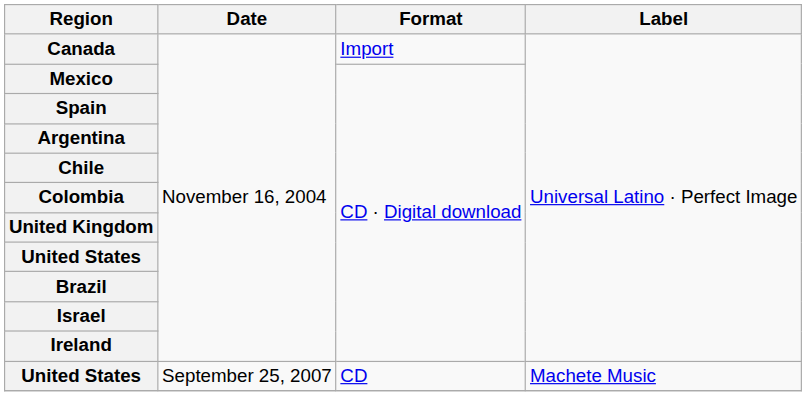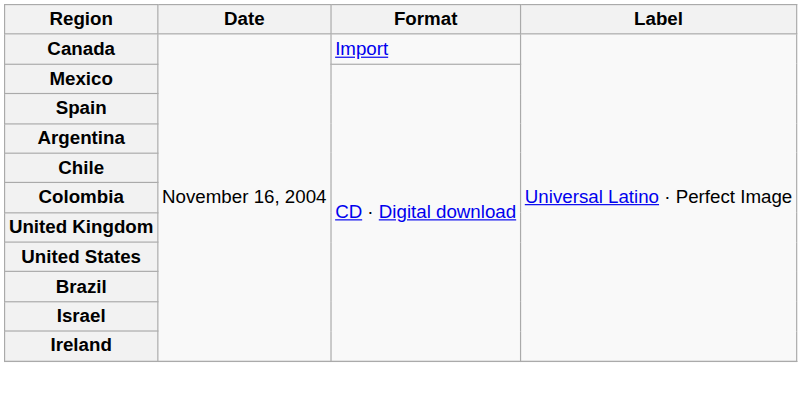- row: (81, 375)
